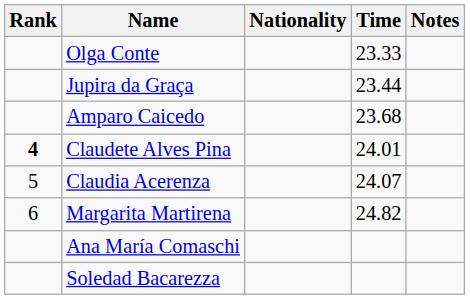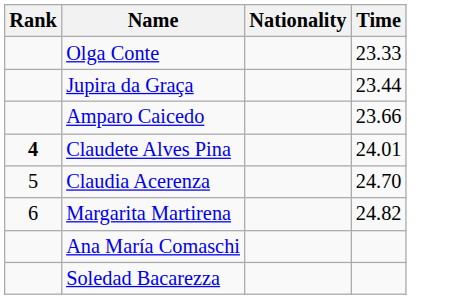- column: (435, 20)
(379, 117) 23.68 -> (379, 117) 23.66
(379, 181) 24.07 -> (379, 181) 24.70
